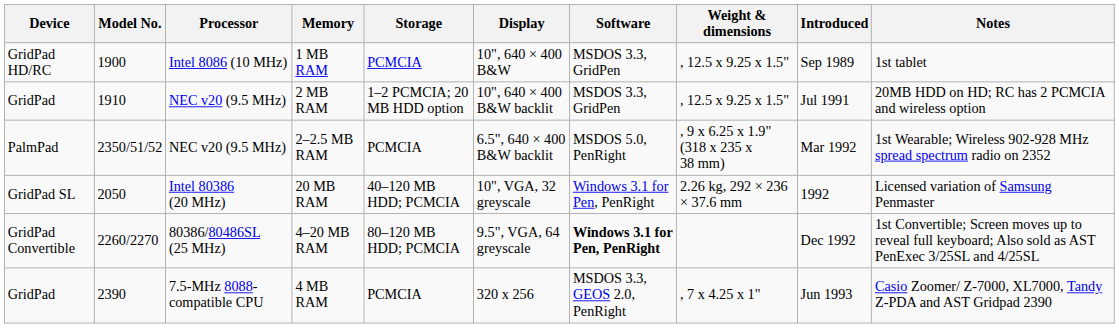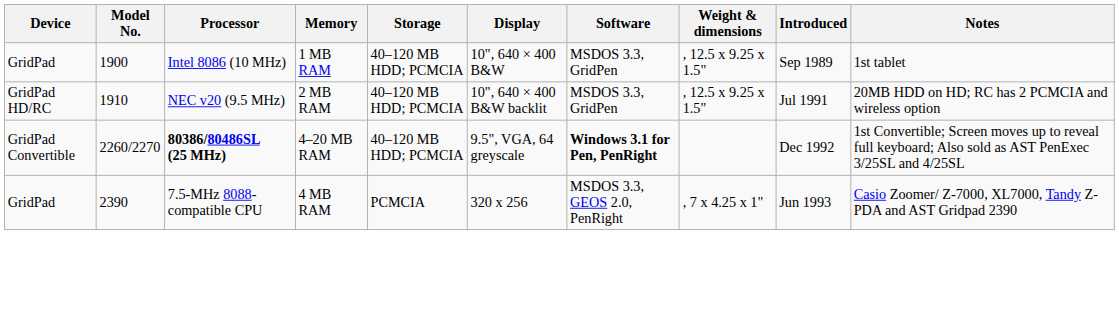(31, 62) GridPad HD/RC -> (31, 62) GridPad
(394, 62) PCMCIA -> (417, 62) 40–120 MB HDD; PCMCIA
(31, 101) GridPad -> (31, 101) GridPad HD/RC
(418, 101) 1–2 PCMCIA; 20 MB HDD option -> (417, 101) 40–120 MB HDD; PCMCIA
- row: (324, 147)
- row: (315, 194)
(215, 240) normal -> (214, 147) bold
(414, 240) 80–120 MB HDD; PCMCIA -> (417, 147) 40–120 MB HDD; PCMCIA
